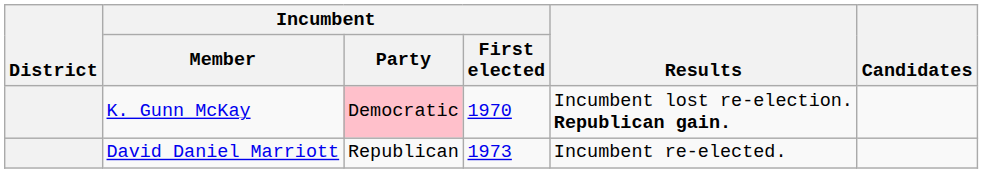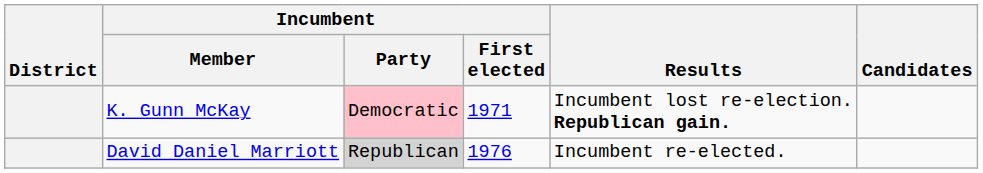(490, 112) 1970 -> (490, 112) 1971
(403, 153) no background -> (403, 153) lightgrey background
(490, 153) 1973 -> (490, 153) 1976
